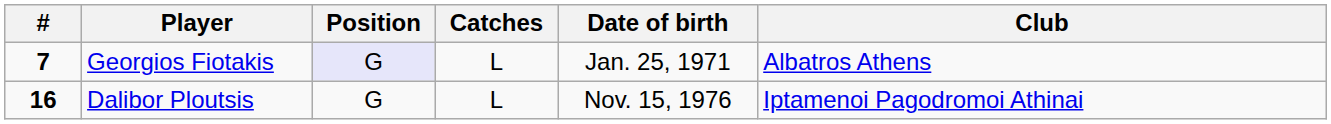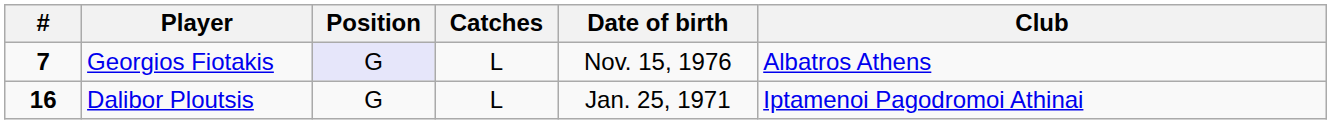(658, 61) Jan. 25, 1971 -> (658, 61) Nov. 15, 1976
(658, 99) Nov. 15, 1976 -> (658, 99) Jan. 25, 1971
